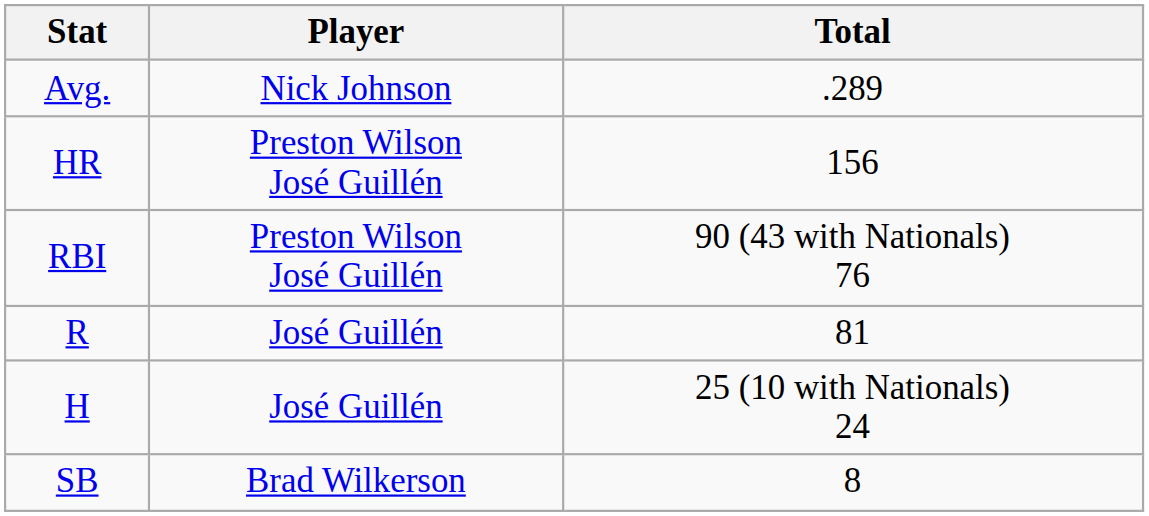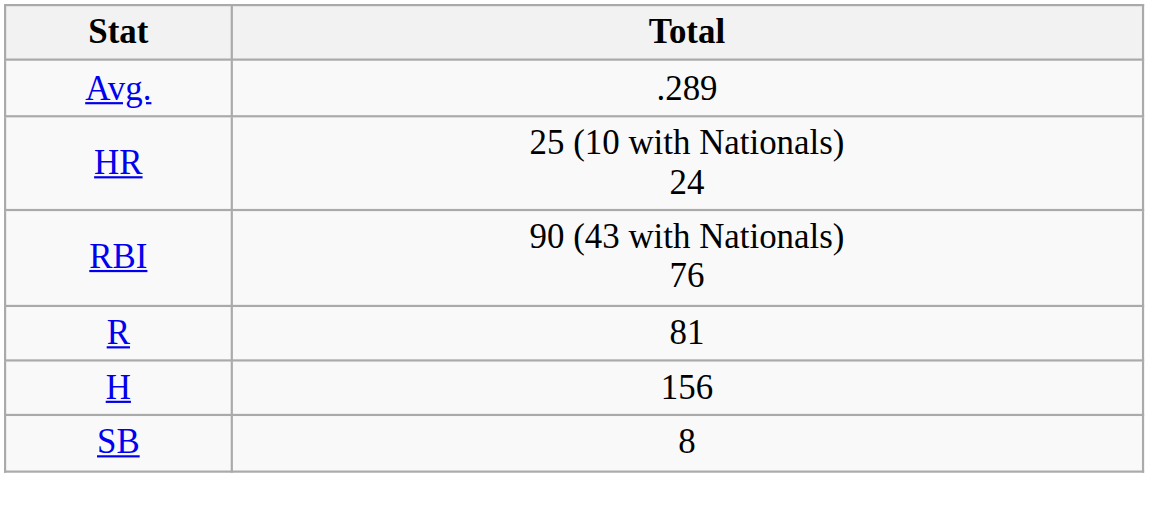- column: (356, 32)
(852, 162) 156 -> (687, 162) 25 (10 with Nationals) 24
(853, 406) 25 (10 with Nationals) 24 -> (687, 387) 156
